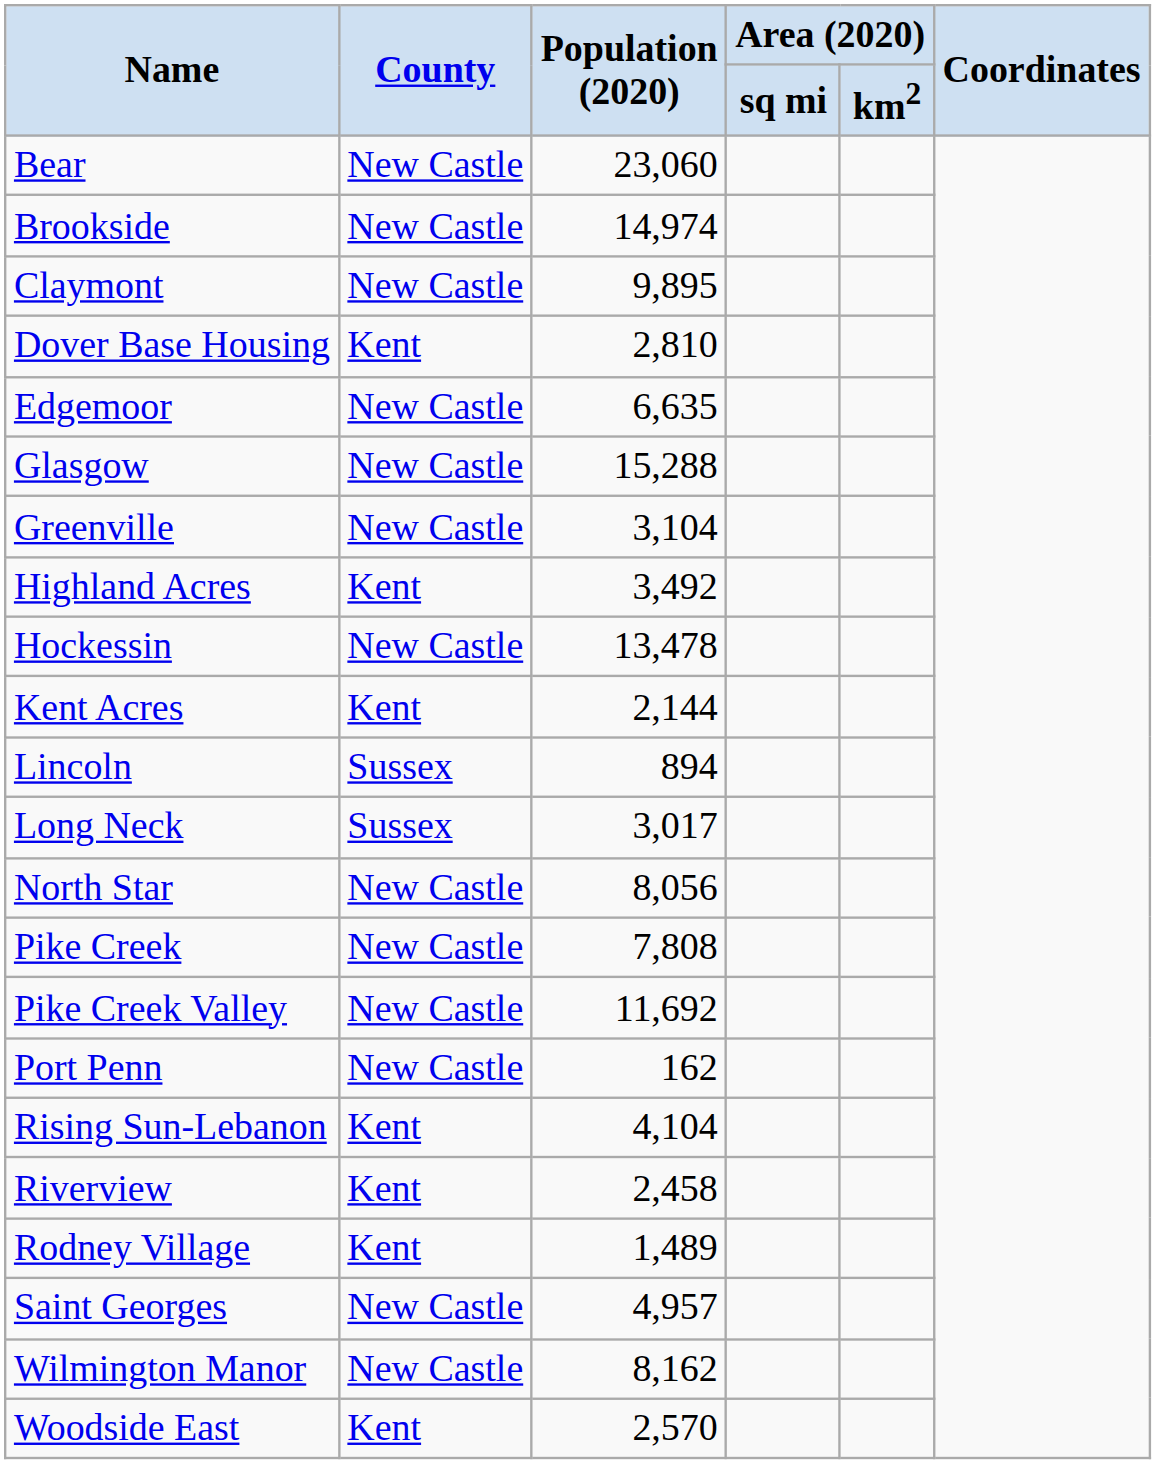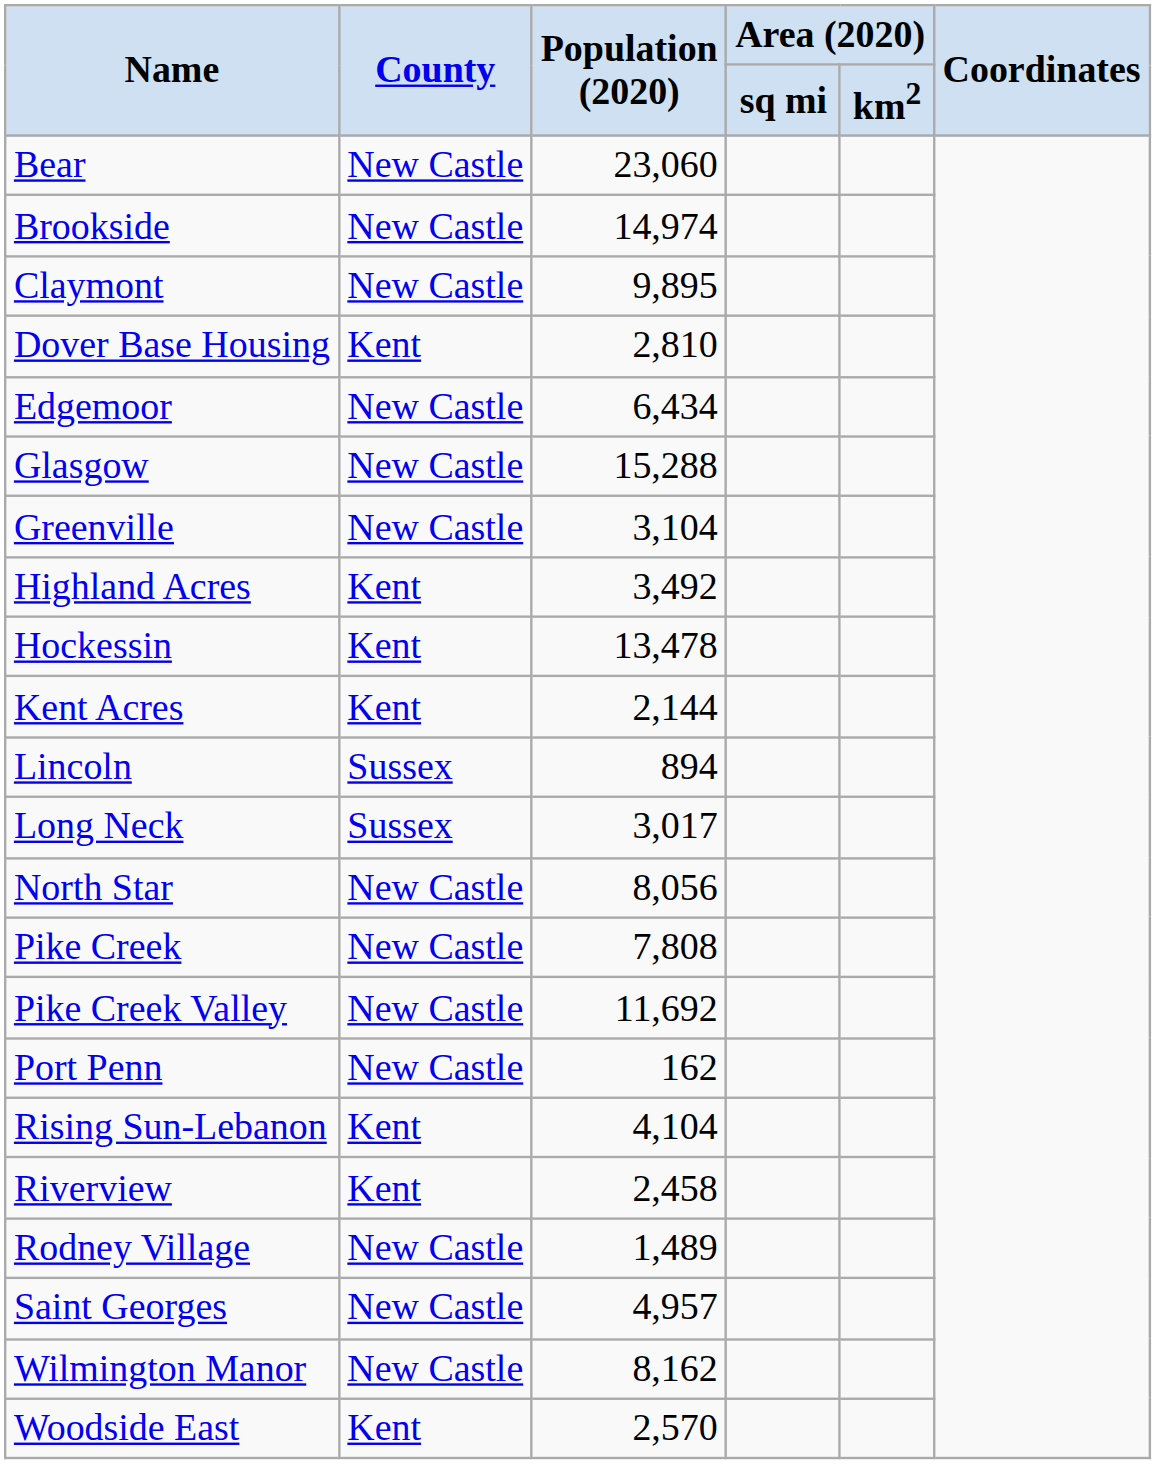(675, 405) 6,635 -> (675, 405) 6,434
(435, 646) New Castle -> (384, 646) Kent
(384, 1247) Kent -> (435, 1247) New Castle
